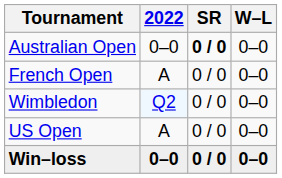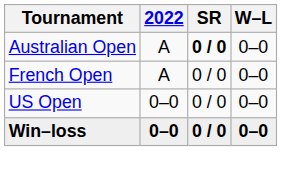(164, 46) 0–0 -> (164, 46) A
- row: (53, 103)
(164, 131) A -> (164, 103) 0–0
